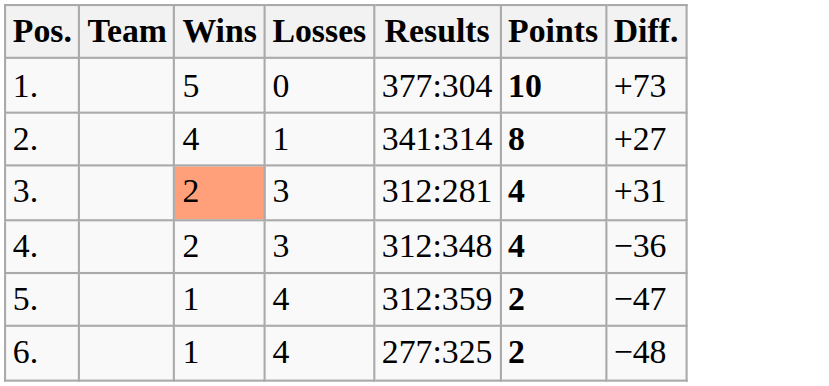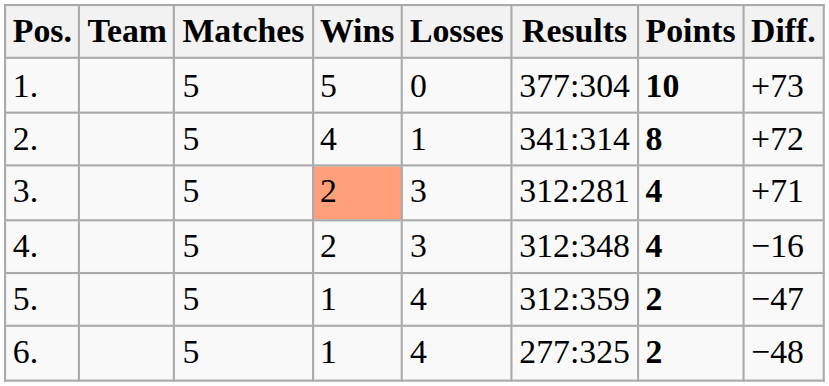+ column: (243, 31)
(640, 138) +27 -> (778, 138) +72
(640, 191) +31 -> (778, 191) +71
(640, 245) −36 -> (778, 245) −16
